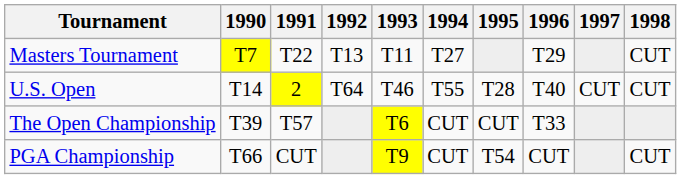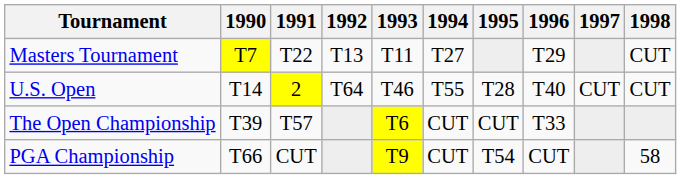(650, 156) CUT -> (650, 156) 58
